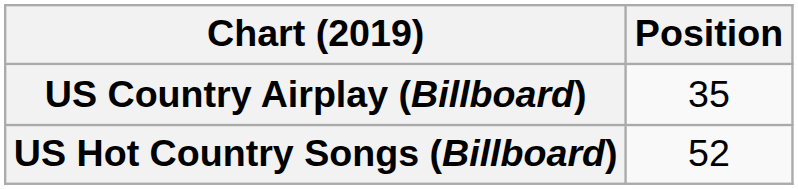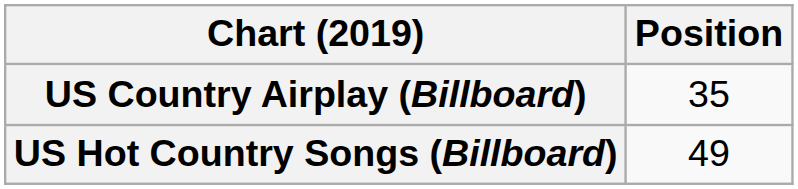(709, 153) 52 -> (709, 153) 49
